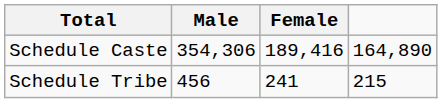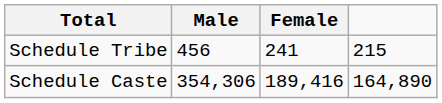rows swapped: (88, 51) <-> (88, 82)
